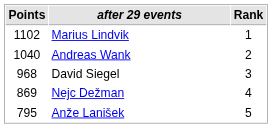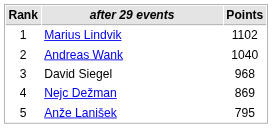columns swapped: (248, 15) <-> (27, 15)
